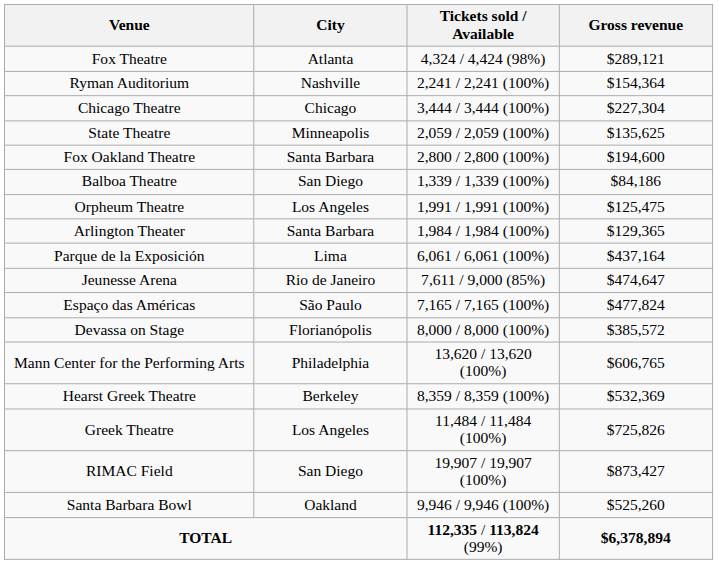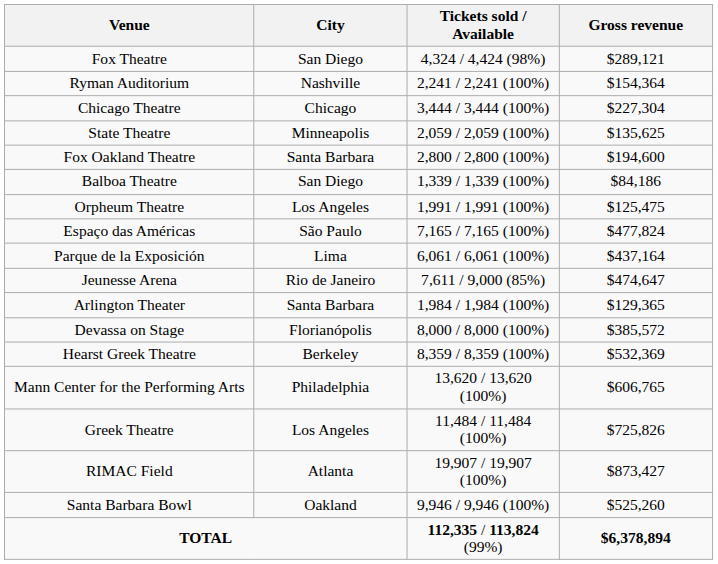(330, 58) Atlanta -> (330, 58) San Diego
rows swapped: (129, 231) <-> (129, 305)
rows swapped: (129, 362) <-> (129, 396)
(330, 471) San Diego -> (330, 471) Atlanta
